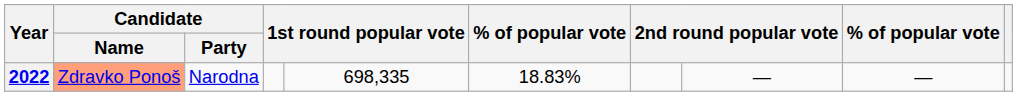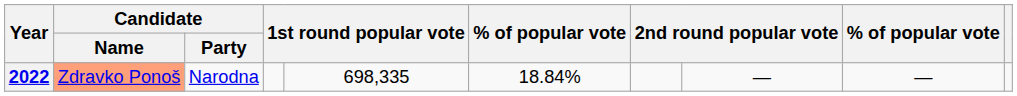(550, 76) 18.83% -> (550, 76) 18.84%
